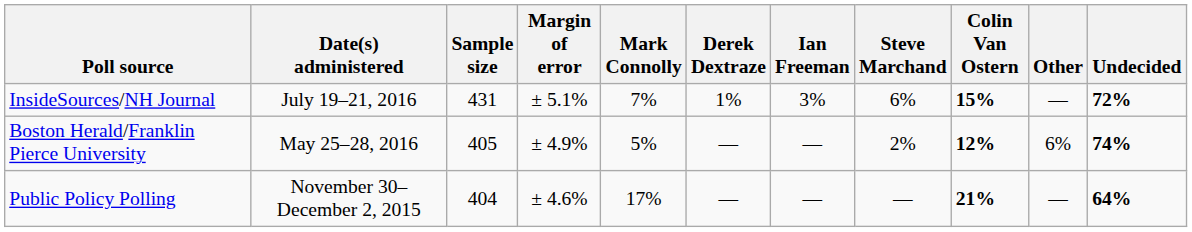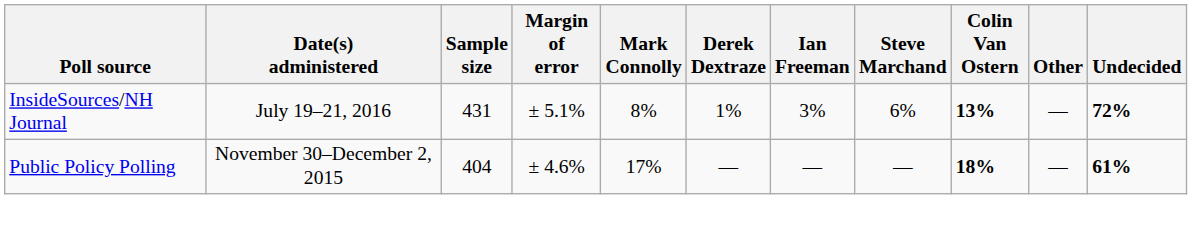(644, 99) 7% -> (644, 111) 8%
(975, 99) 15% -> (975, 111) 13%
- row: (102, 143)
(975, 198) 21% -> (975, 166) 18%
(1112, 198) 64% -> (1112, 166) 61%
